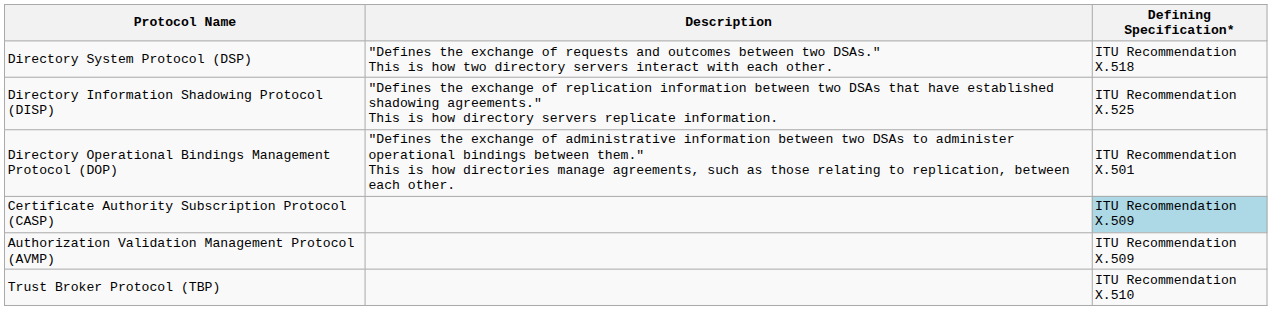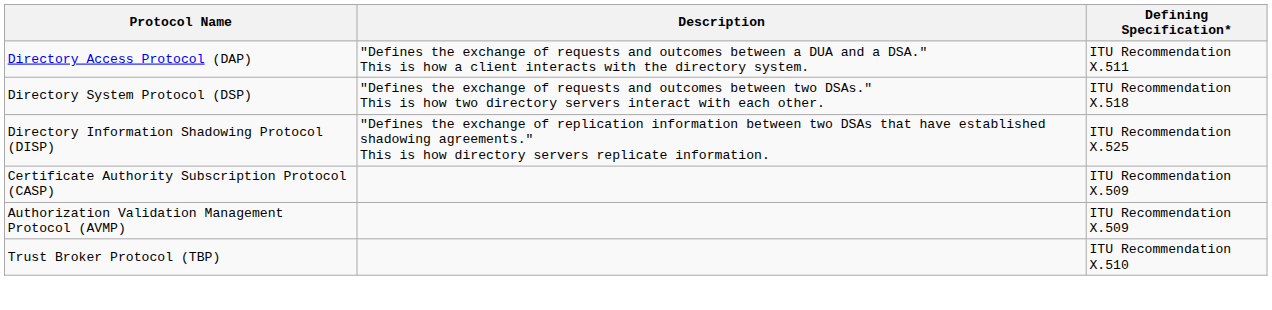+ row: (130, 59)
- row: (169, 163)
(1166, 214) lightblue background -> (1160, 184) no background
